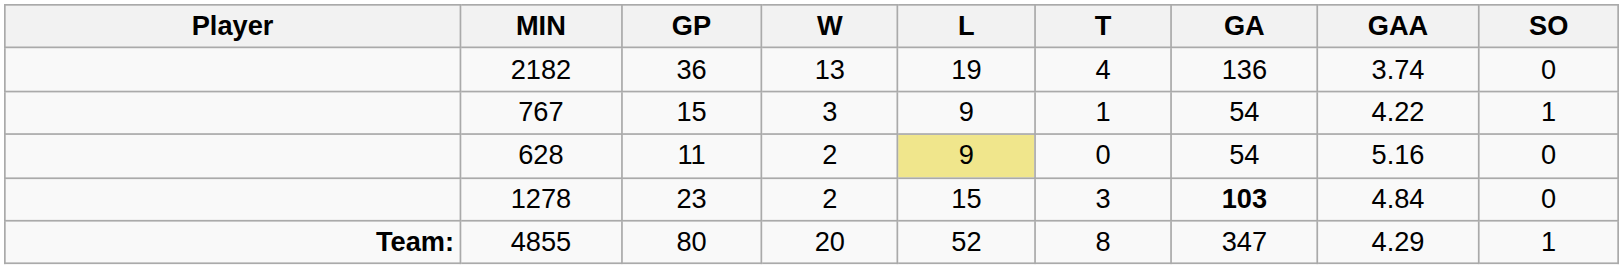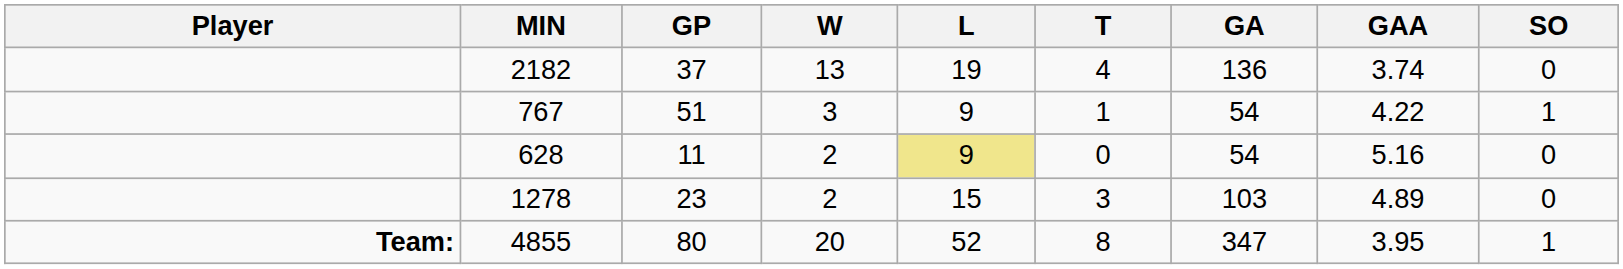(692, 69) 36 -> (692, 69) 37
(692, 112) 15 -> (692, 112) 51
(1244, 198) bold -> (1244, 198) normal
(1398, 198) 4.84 -> (1398, 198) 4.89
(1398, 241) 4.29 -> (1398, 241) 3.95
